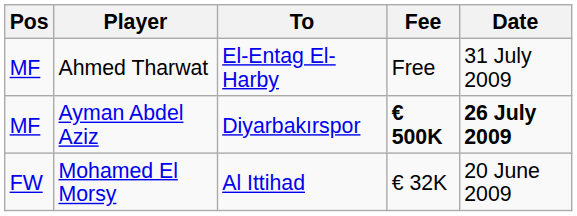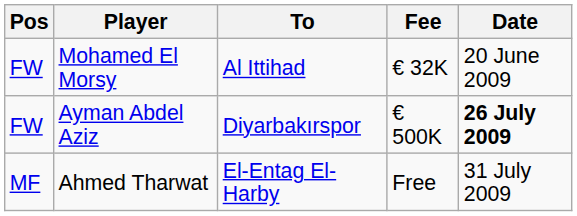rows swapped: (118, 182) <-> (133, 67)
(25, 125) MF -> (26, 125) FW
(417, 125) bold -> (417, 125) normal
